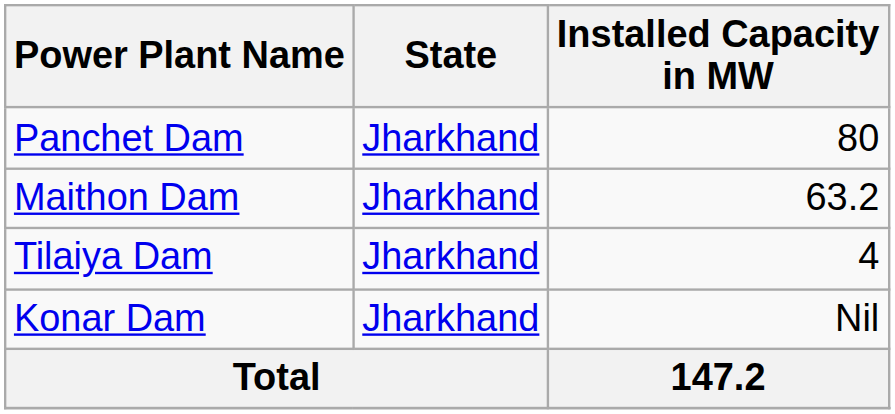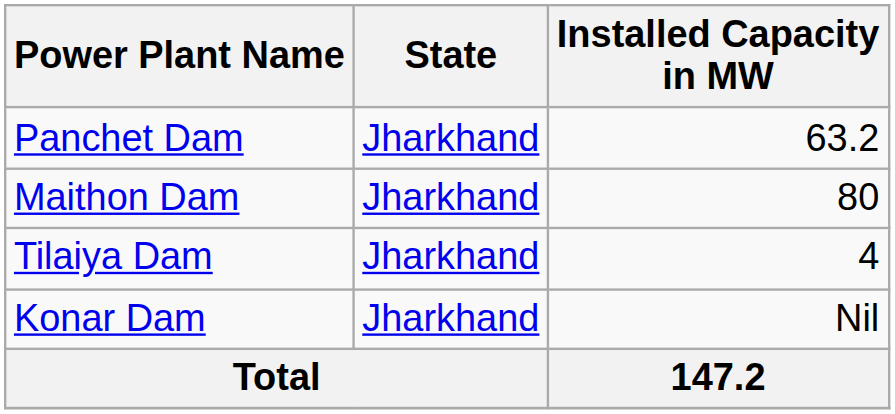(858, 137) 80 -> (842, 137) 63.2
(842, 197) 63.2 -> (858, 197) 80
